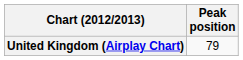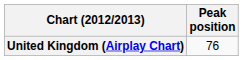(213, 45) 79 -> (213, 45) 76
